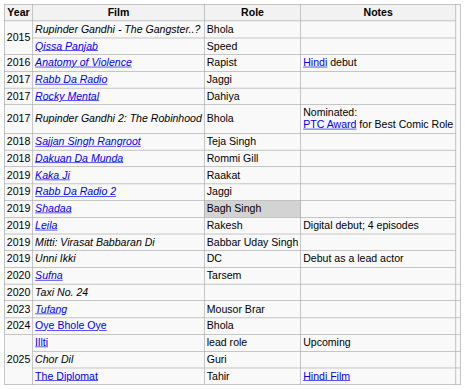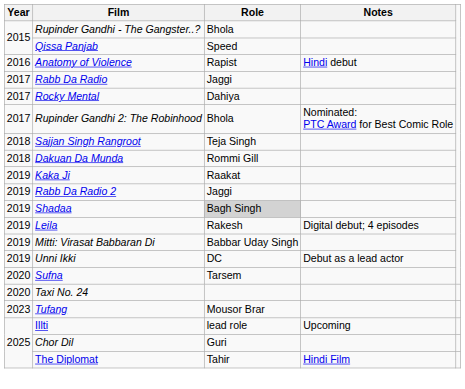- row: (71, 326)
